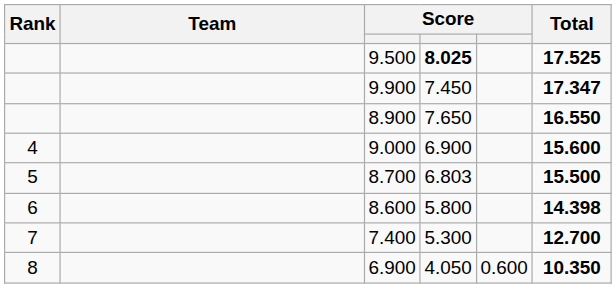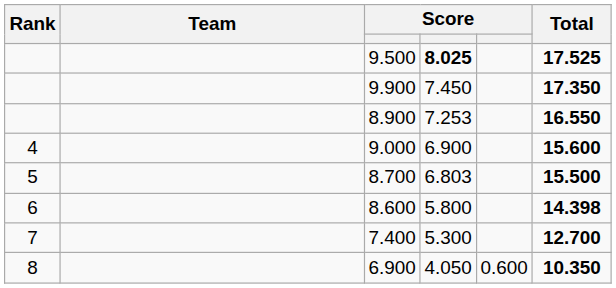(572, 88) 17.347 -> (572, 88) 17.350
(448, 118) 7.650 -> (448, 118) 7.253
